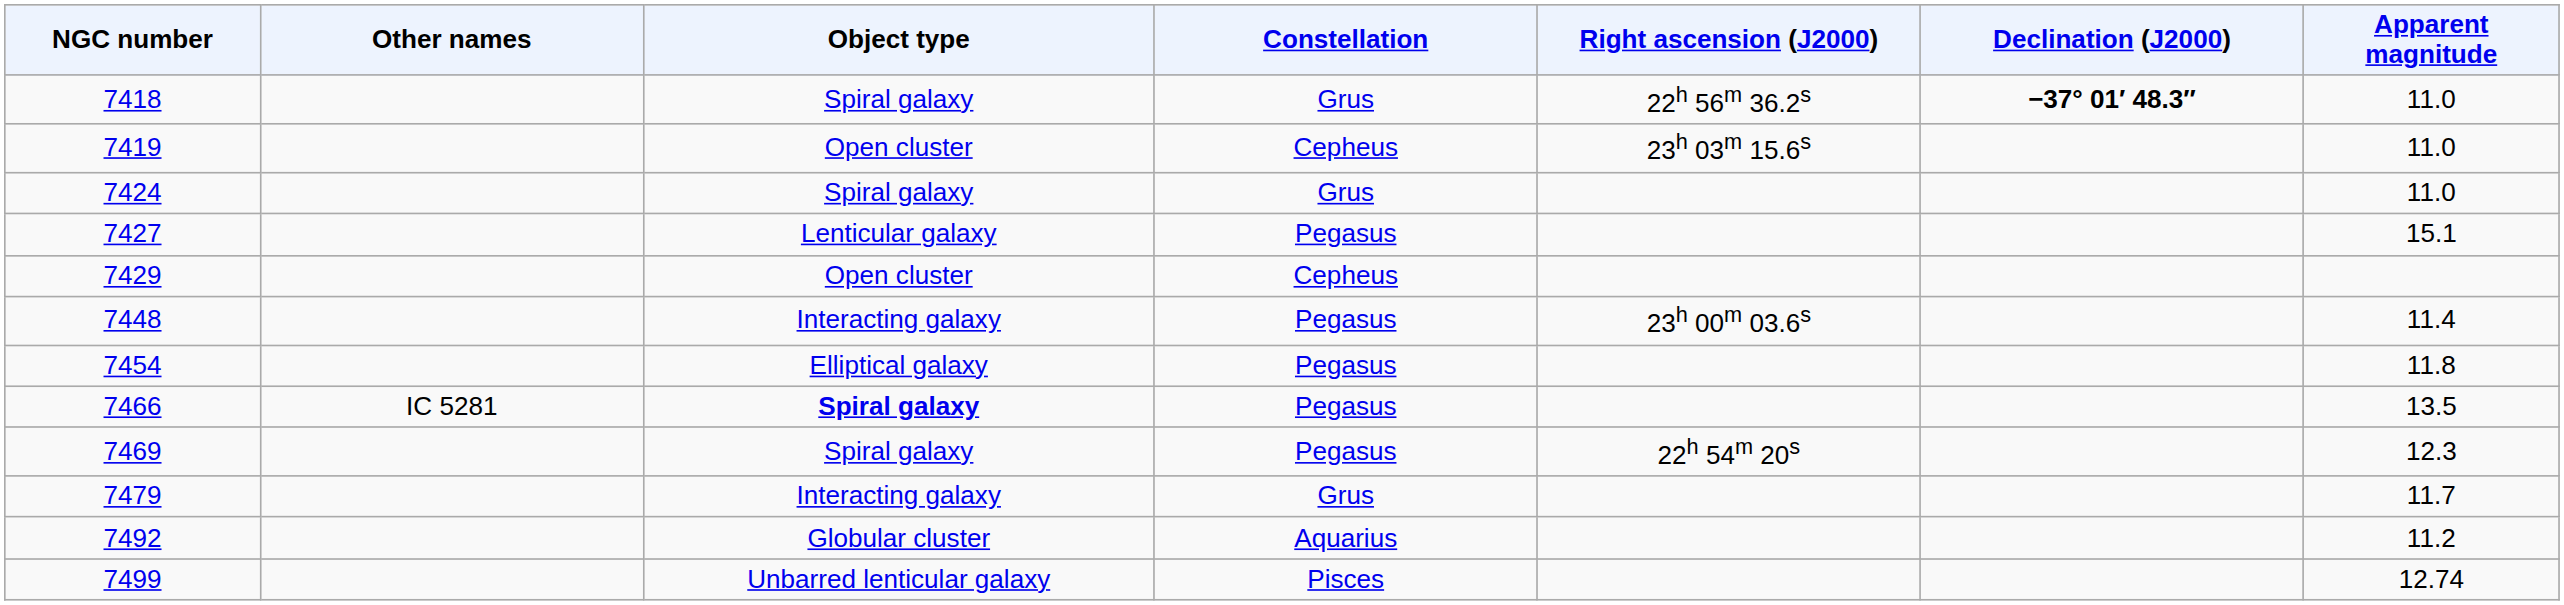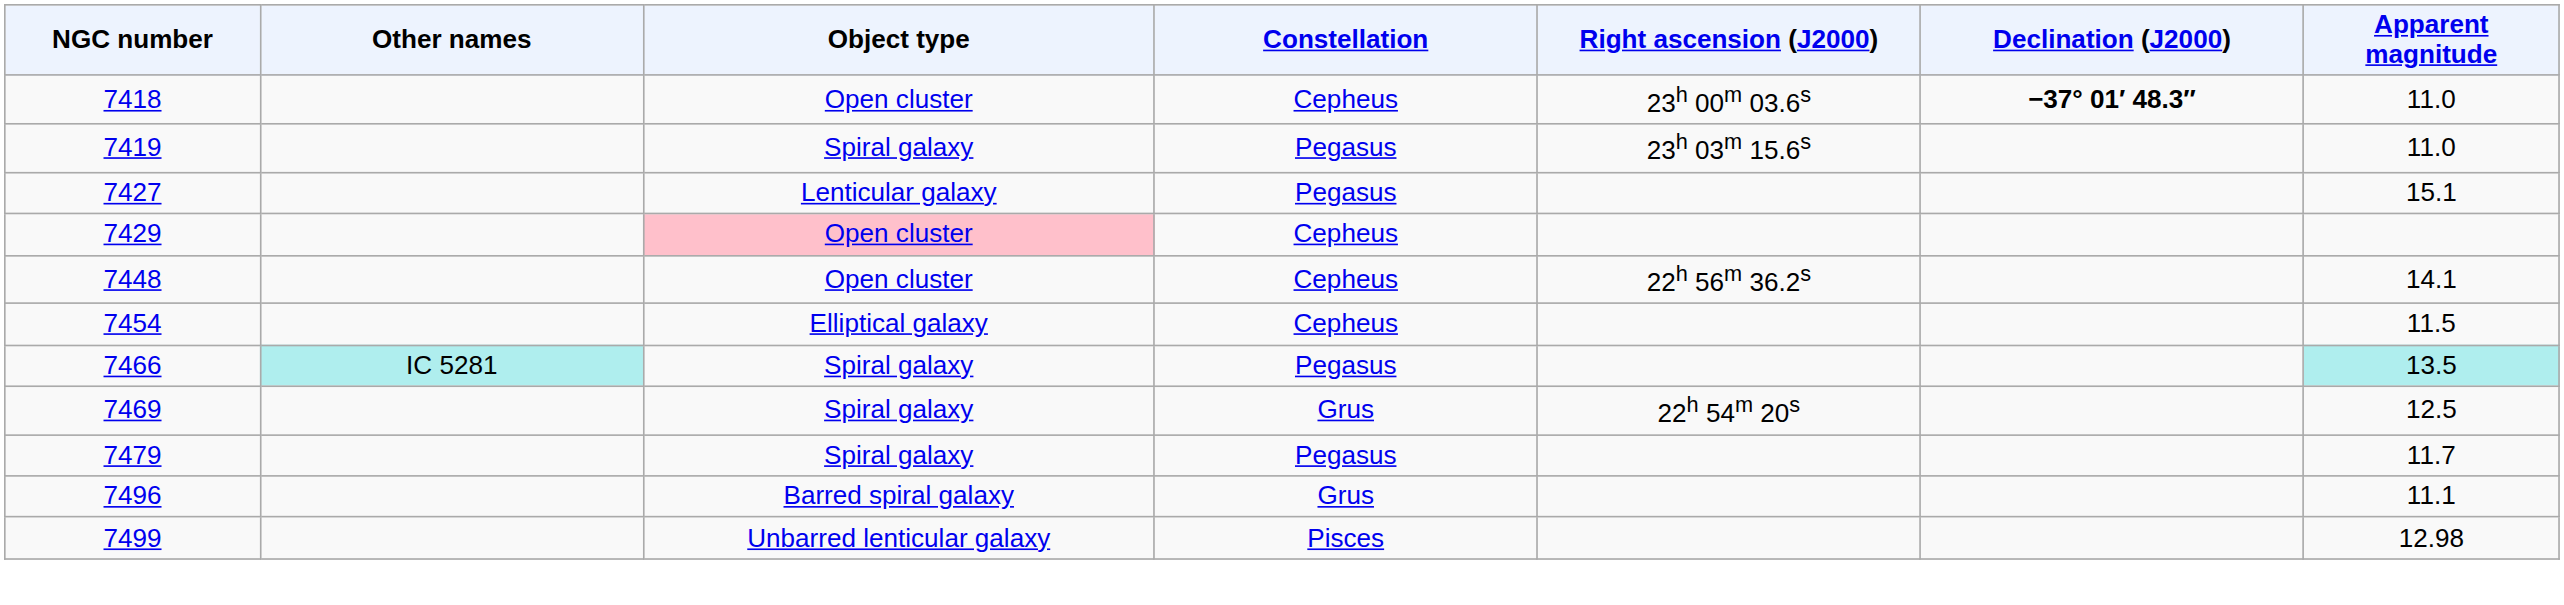(899, 99) Spiral galaxy -> (899, 99) Open cluster
(1346, 99) Grus -> (1346, 99) Cepheus
(1729, 99) 22h 56m 36.2s -> (1729, 99) 23h 00m 03.6s
(899, 147) Open cluster -> (899, 147) Spiral galaxy
(1346, 147) Cepheus -> (1346, 147) Pegasus
- row: (133, 192)
(899, 275) no background -> (899, 234) pink background
(899, 320) Interacting galaxy -> (899, 278) Open cluster
(1346, 320) Pegasus -> (1346, 278) Cepheus
(1729, 320) 23h 00m 03.6s -> (1729, 278) 22h 56m 36.2s
(2431, 320) 11.4 -> (2431, 278) 14.1
(1346, 365) Pegasus -> (1346, 323) Cepheus
(2431, 365) 11.8 -> (2431, 323) 11.5
(452, 406) no background -> (452, 365) paleturquoise background
(899, 406) bold -> (899, 365) normal
(2431, 406) no background -> (2431, 365) paleturquoise background
(1346, 451) Pegasus -> (1346, 410) Grus
(2431, 451) 12.3 -> (2431, 410) 12.5
(899, 496) Interacting galaxy -> (899, 454) Spiral galaxy
(1346, 496) Grus -> (1346, 454) Pegasus
- row: (133, 537)
+ row: (133, 496)
(2431, 579) 12.74 -> (2431, 537) 12.98
